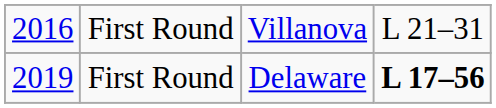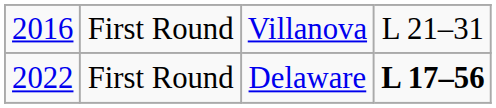(43, 77) 2019 -> (43, 77) 2022
